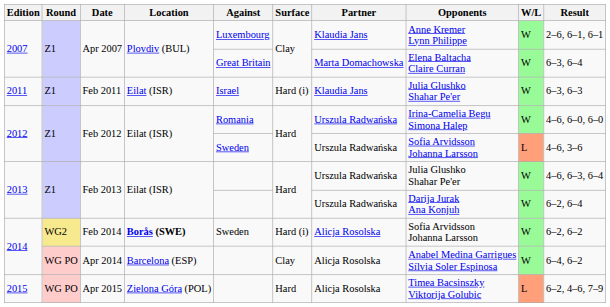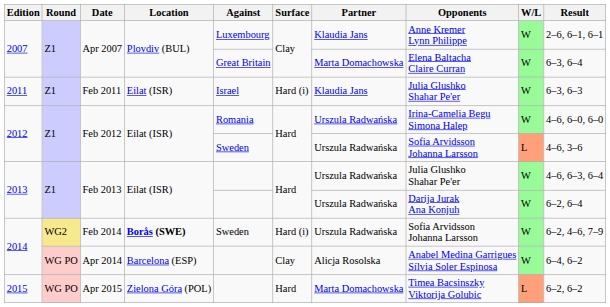(347, 232) Alicja Rosolska -> (356, 232) Urszula Radwańska
(564, 232) 6–2, 6–2 -> (575, 232) 6–2, 4–6, 7–9
(347, 288) Alicja Rosolska -> (359, 288) Marta Domachowska
(575, 288) 6–2, 4–6, 7–9 -> (564, 288) 6–2, 6–2
